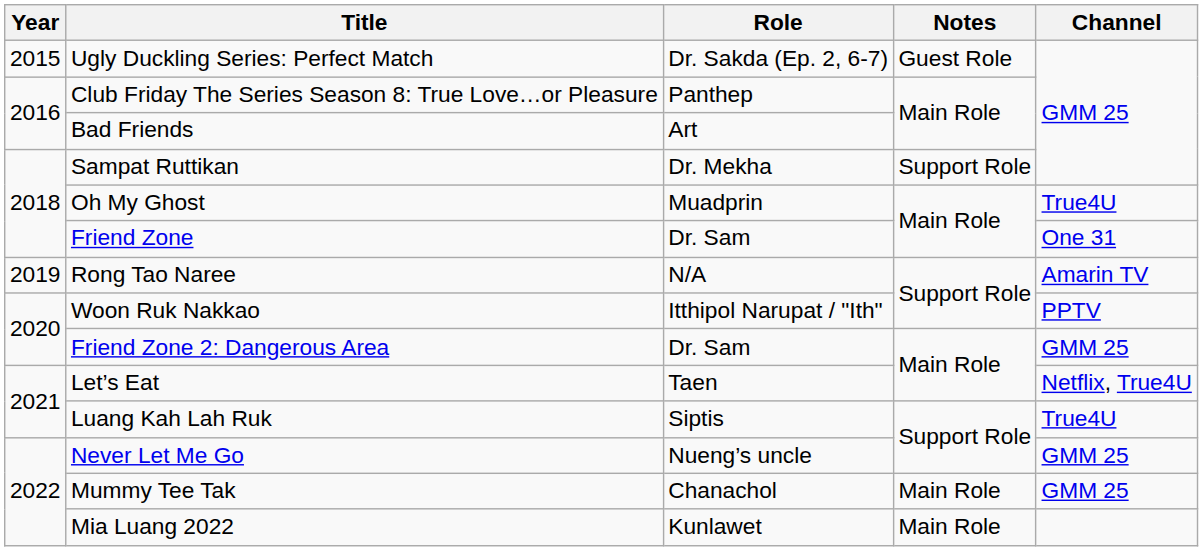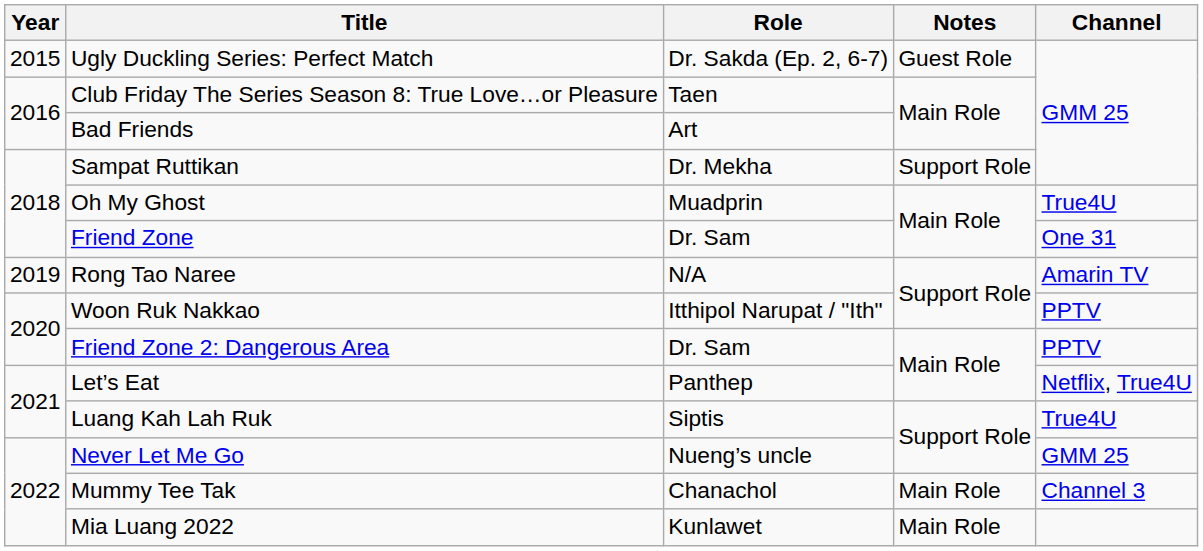(711, 94) Panthep -> (693, 94) Taen
(1085, 346) GMM 25 -> (1071, 346) PPTV
(693, 382) Taen -> (711, 382) Panthep
(1085, 490) GMM 25 -> (1093, 490) Channel 3
